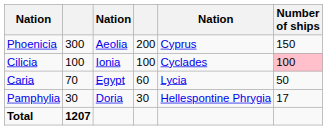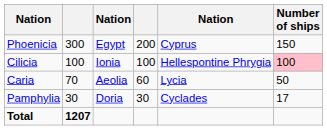(112, 44) Aeolia -> (110, 44) Egypt
(184, 62) Cyclades -> (216, 62) Hellespontine Phrygia
(110, 80) Egypt -> (112, 80) Aeolia
(216, 98) Hellespontine Phrygia -> (184, 98) Cyclades
